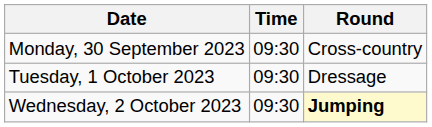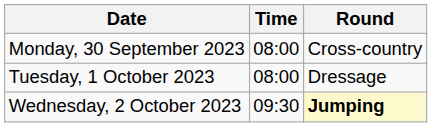(276, 48) 09:30 -> (276, 48) 08:00
(276, 77) 09:30 -> (276, 77) 08:00
